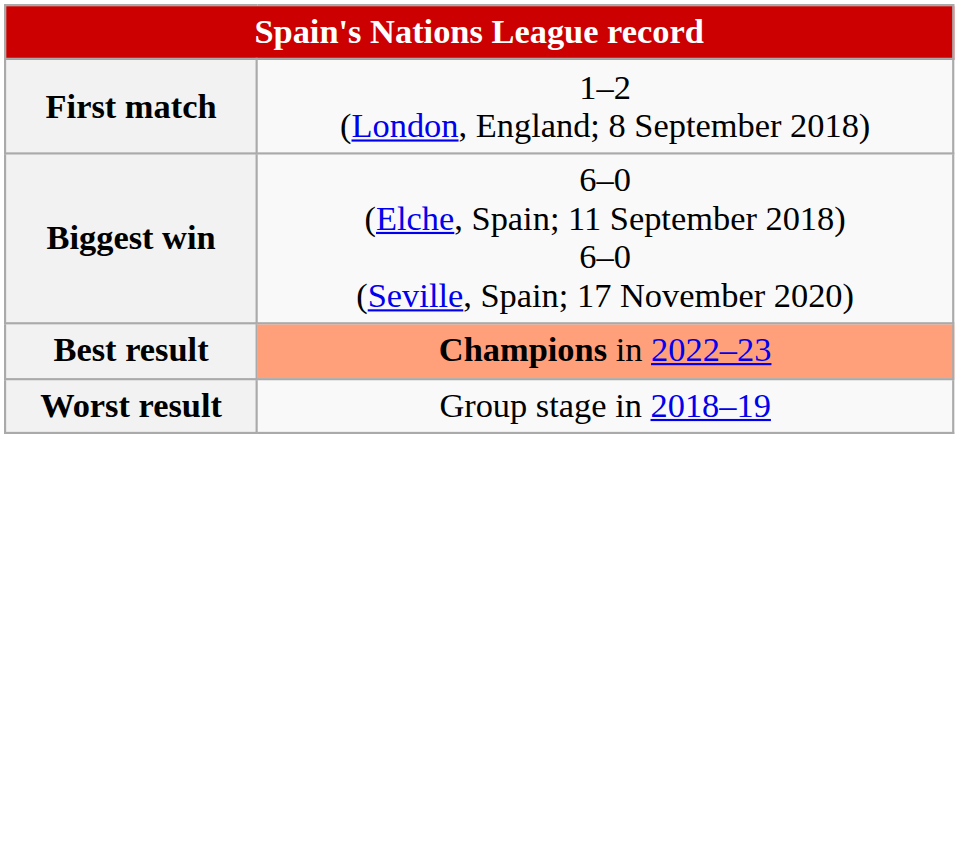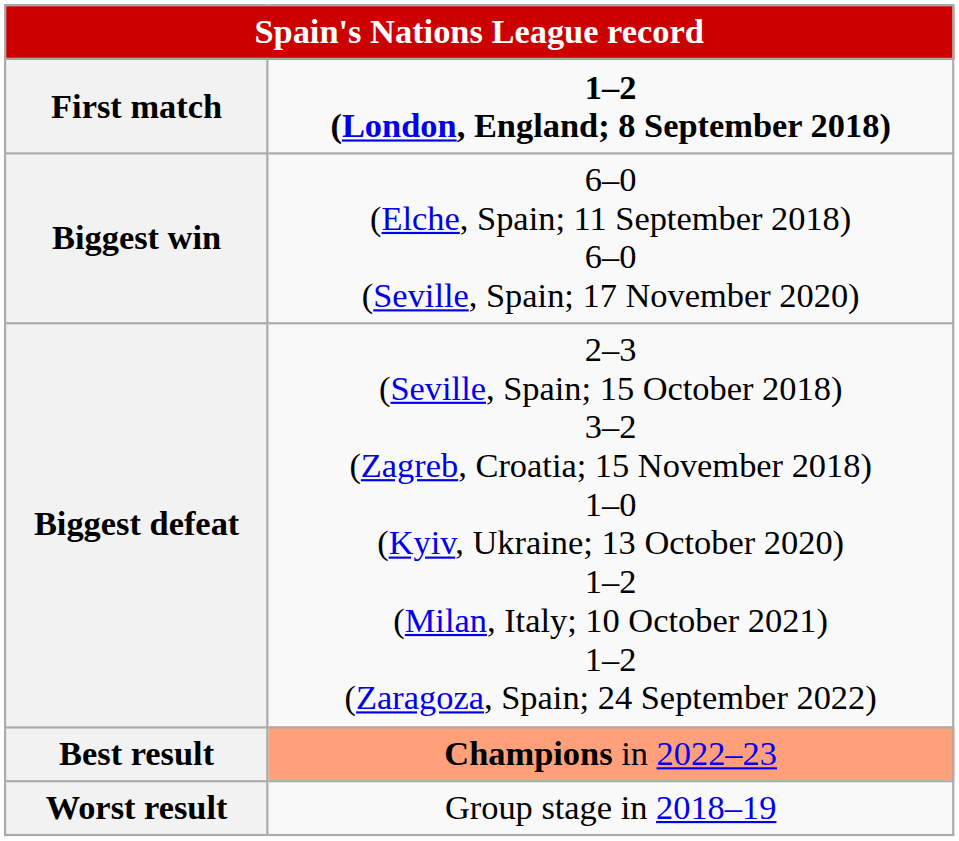(605, 105) normal -> (611, 105) bold
+ row: (137, 524)
